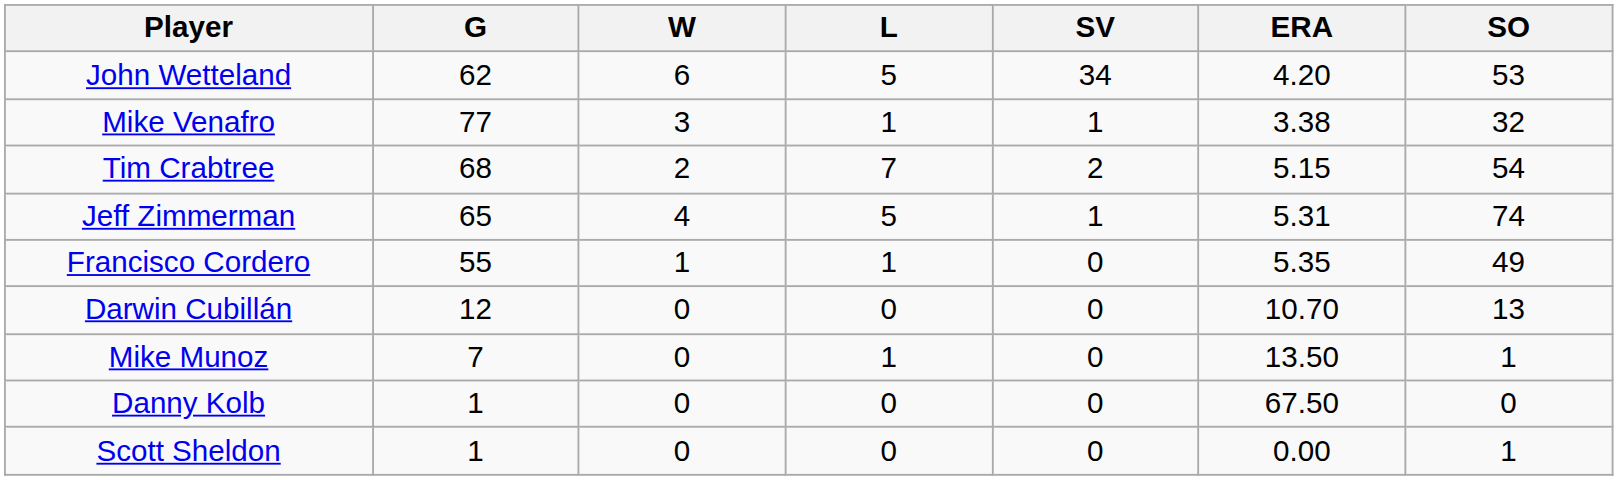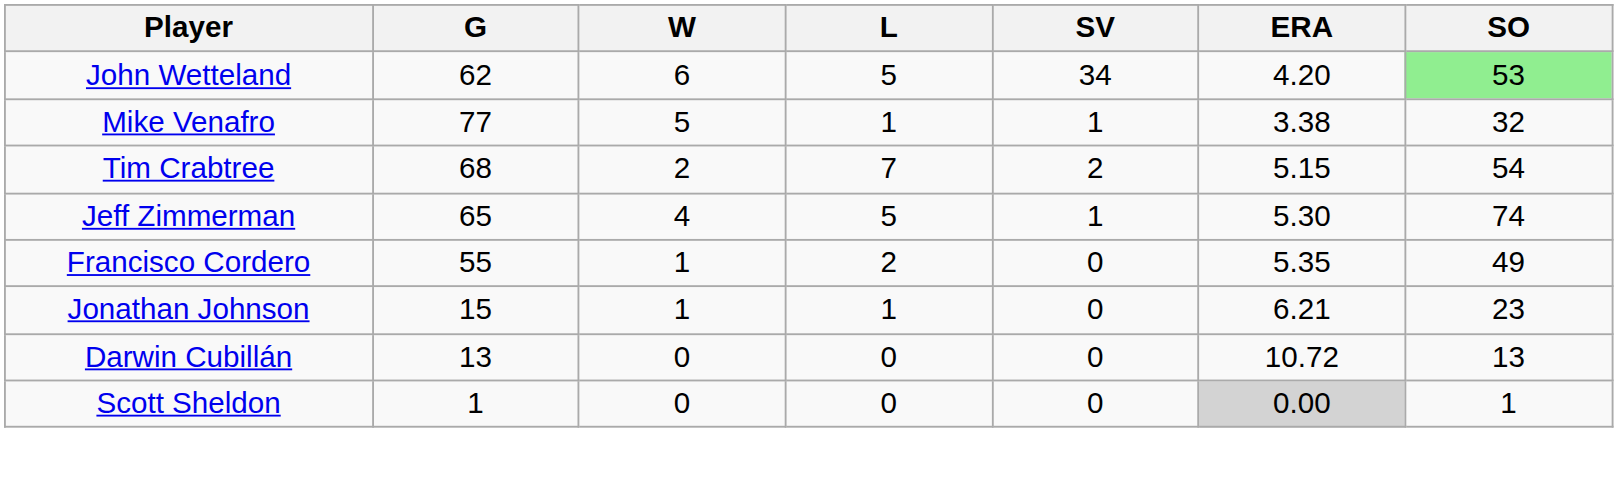(1509, 74) no background -> (1509, 74) lightgreen background
(682, 121) 3 -> (682, 121) 5
(1302, 215) 5.31 -> (1302, 215) 5.30
(889, 262) 1 -> (889, 262) 2
+ row: (189, 309)
(476, 309) 12 -> (476, 356) 13
(1302, 309) 10.70 -> (1302, 356) 10.72
- row: (189, 356)
- row: (189, 403)
(1302, 450) no background -> (1302, 403) lightgrey background
